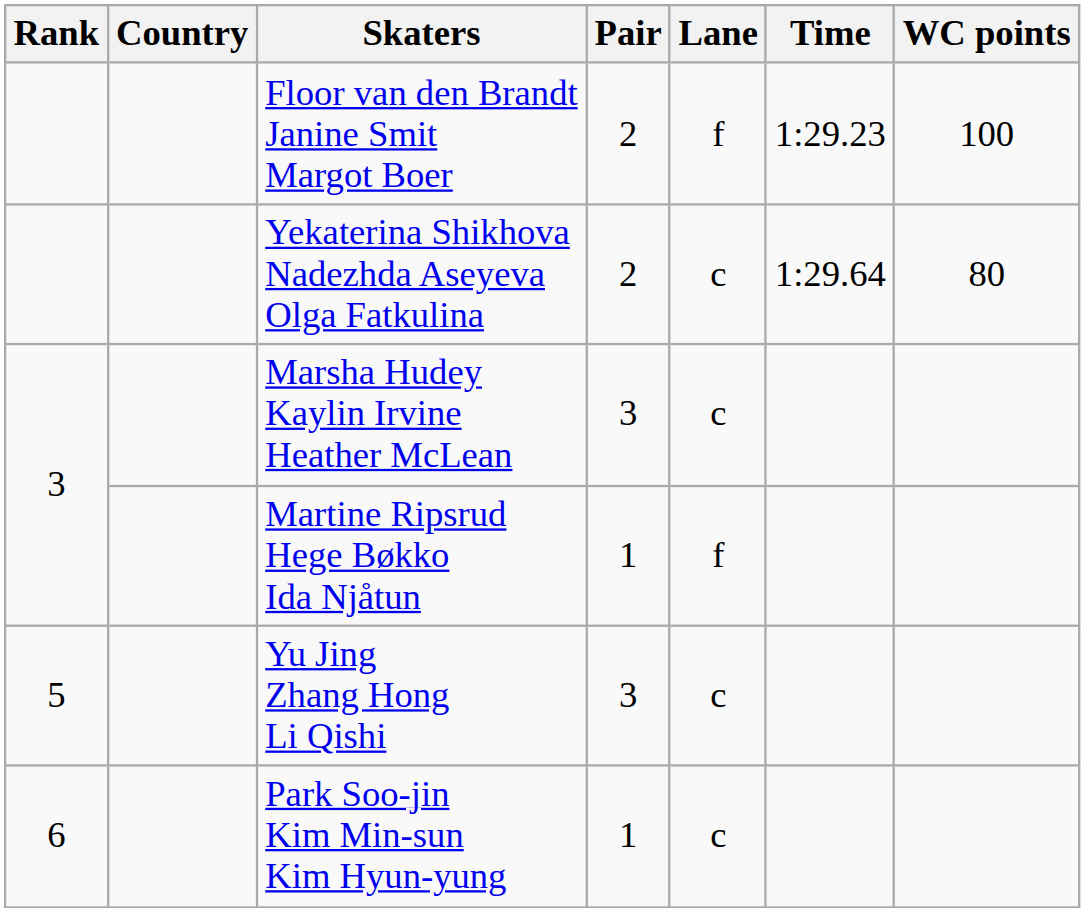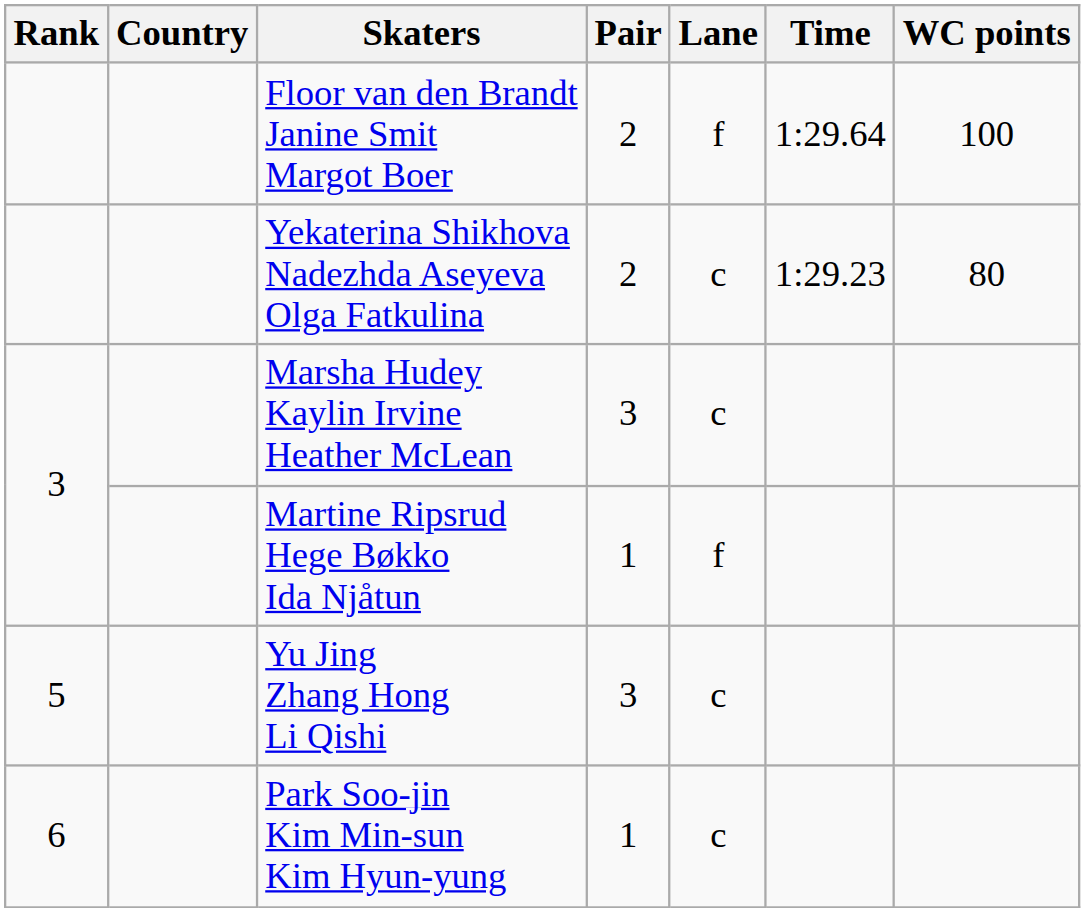(830, 132) 1:29.23 -> (830, 132) 1:29.64
(830, 273) 1:29.64 -> (830, 273) 1:29.23
